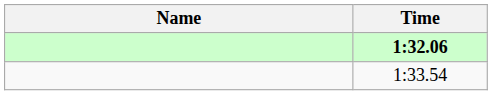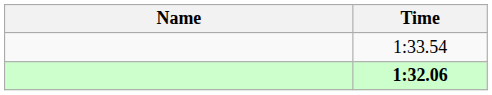rows swapped: (420, 47) <-> (420, 75)
